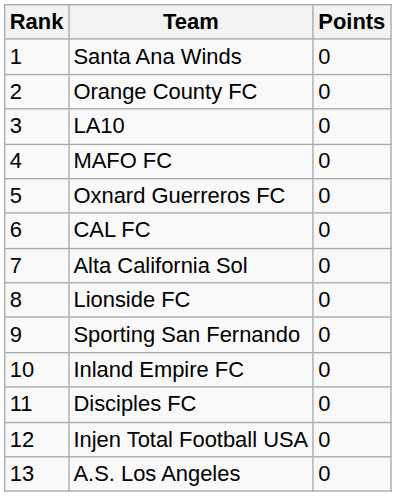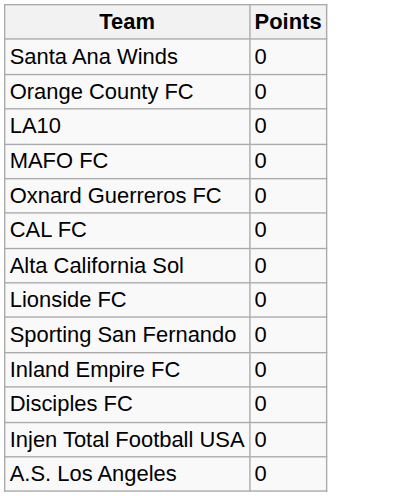- column: (37, 21)
